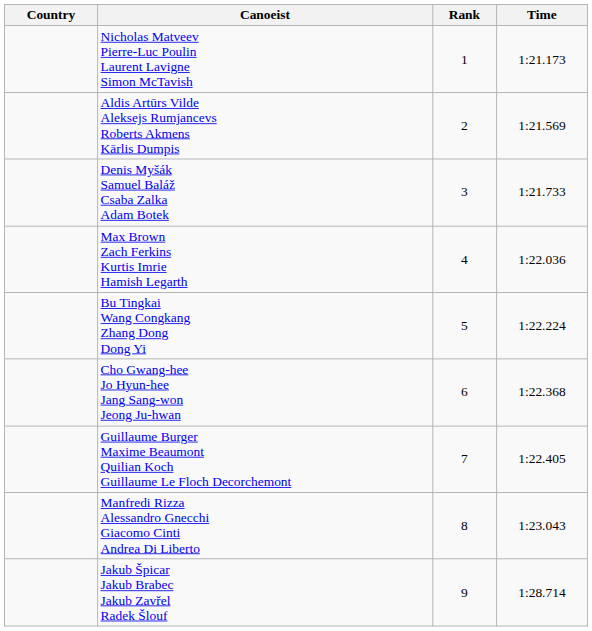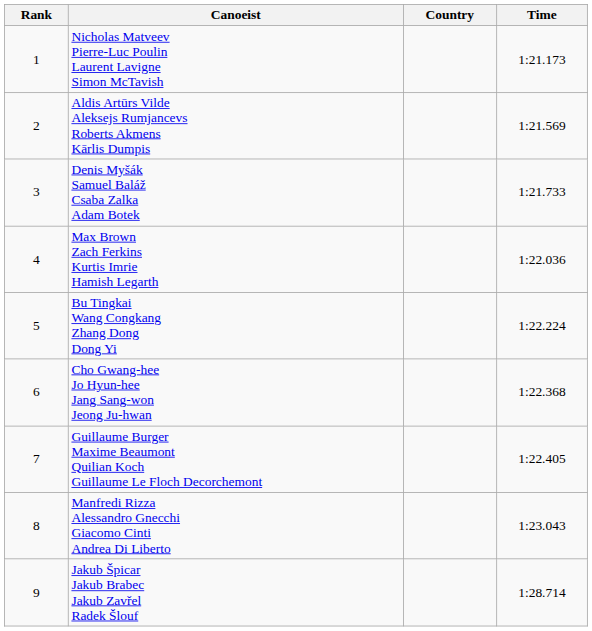columns swapped: (464, 15) <-> (51, 15)
